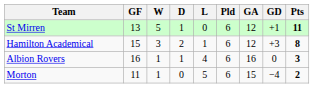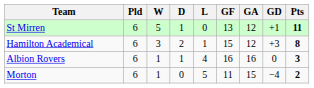columns swapped: (228, 12) <-> (135, 12)
